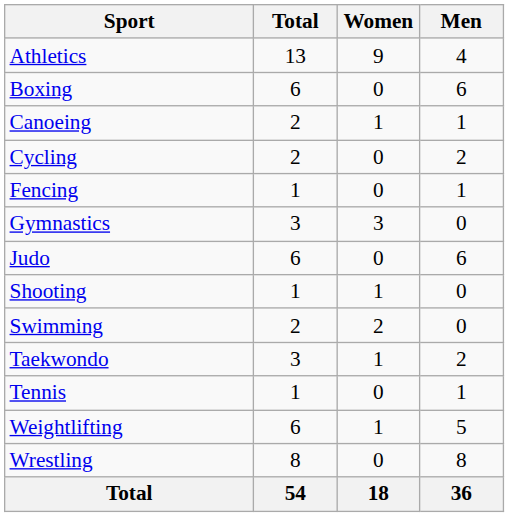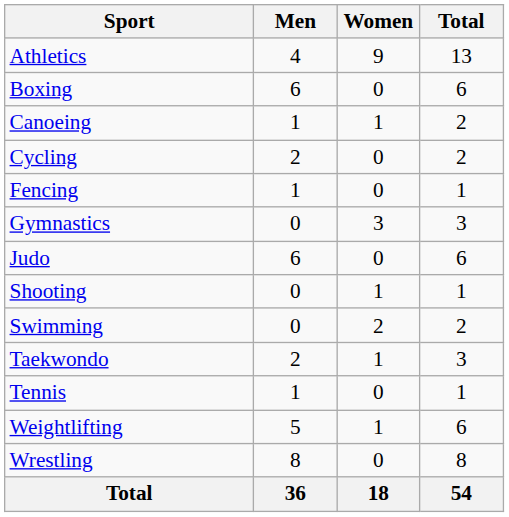columns swapped: (461, 21) <-> (295, 21)
